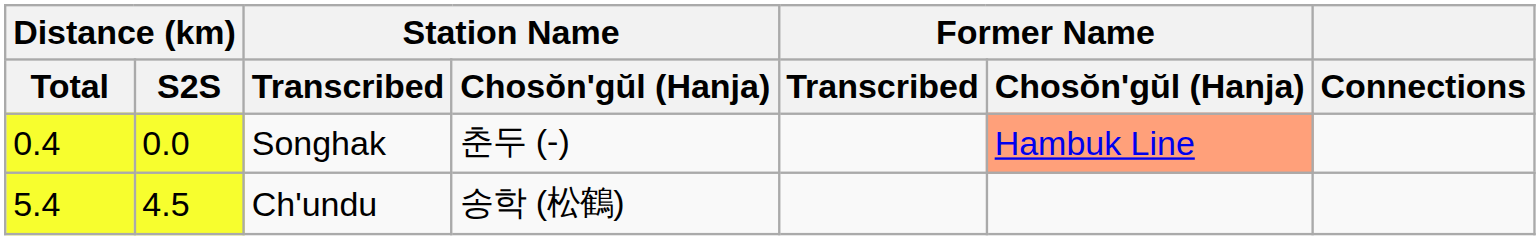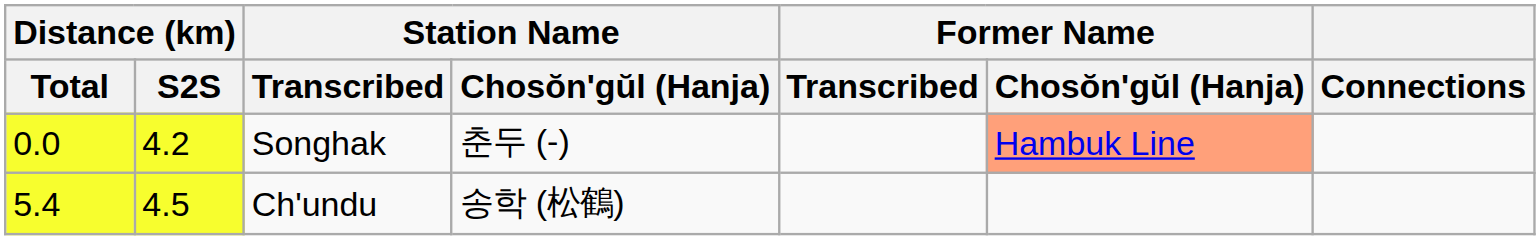(37, 143) 0.4 -> (37, 143) 0.0
(166, 143) 0.0 -> (166, 143) 4.2
